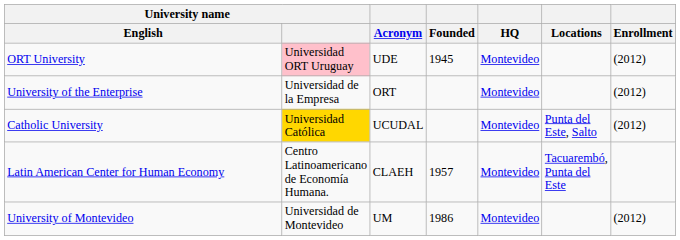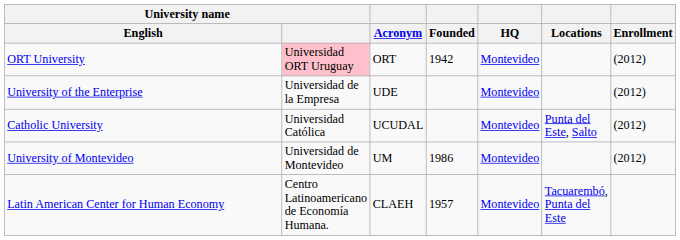(385, 59) UDE -> (384, 59) ORT
(441, 59) 1945 -> (441, 59) 1942
(384, 92) ORT -> (385, 92) UDE
(314, 125) gold background -> (314, 125) no background
rows swapped: (70, 218) <-> (116, 172)
